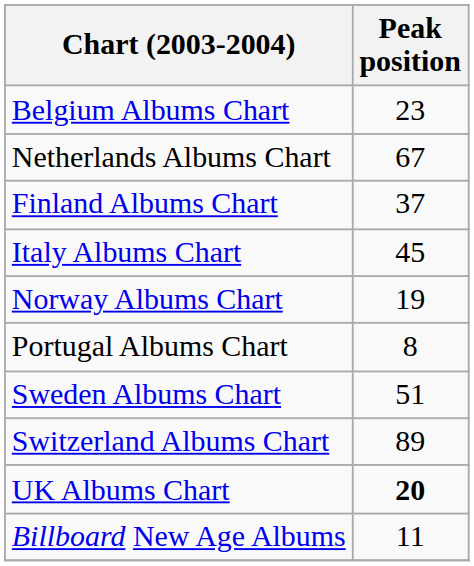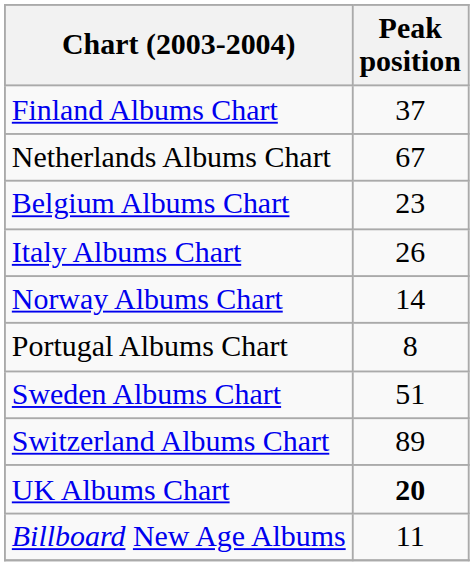rows swapped: (151, 109) <-> (145, 204)
(410, 251) 45 -> (410, 251) 26
(410, 299) 19 -> (410, 299) 14
